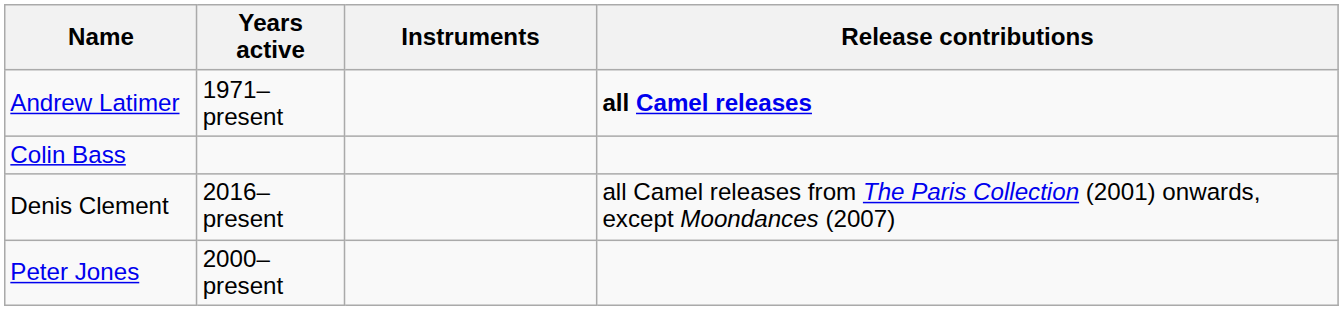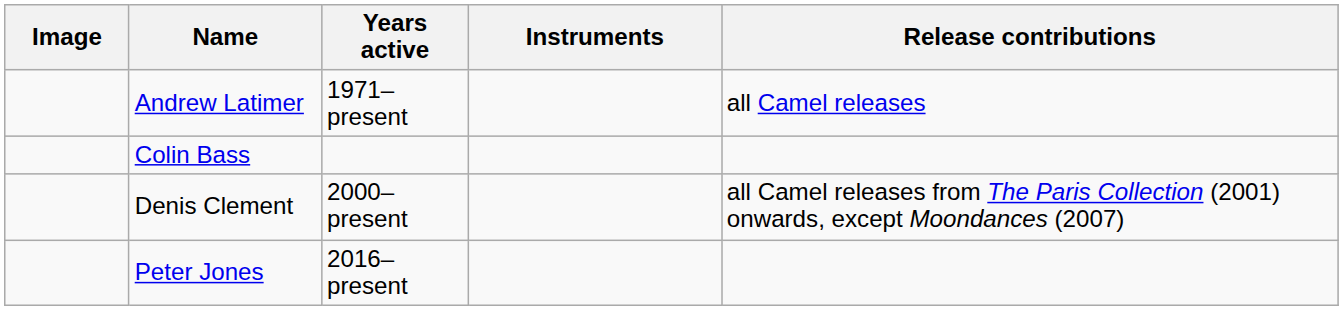+ column: (67, 37)
(707, 102) bold -> (826, 102) normal
(243, 206) 2016–present -> (367, 206) 2000–present
(243, 272) 2000–present -> (367, 272) 2016–present
